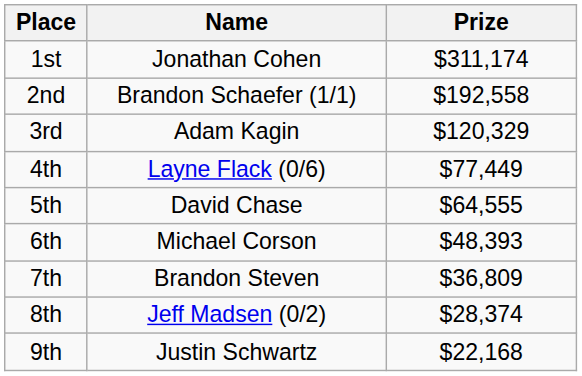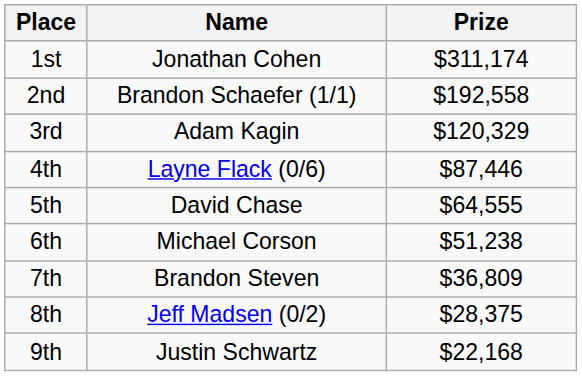(481, 168) $77,449 -> (481, 168) $87,446
(481, 242) $48,393 -> (481, 242) $51,238
(481, 315) $28,374 -> (481, 315) $28,375
